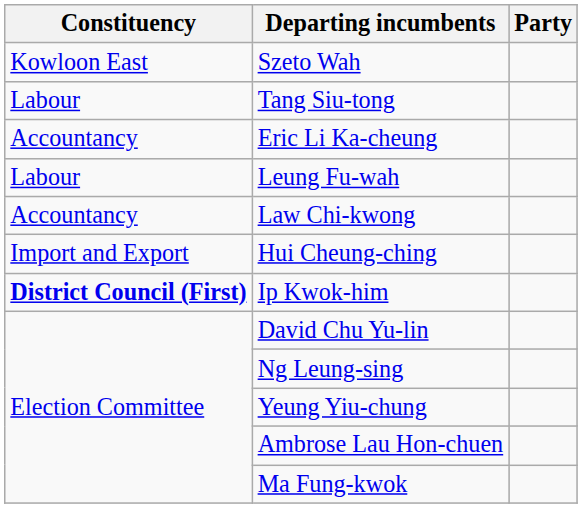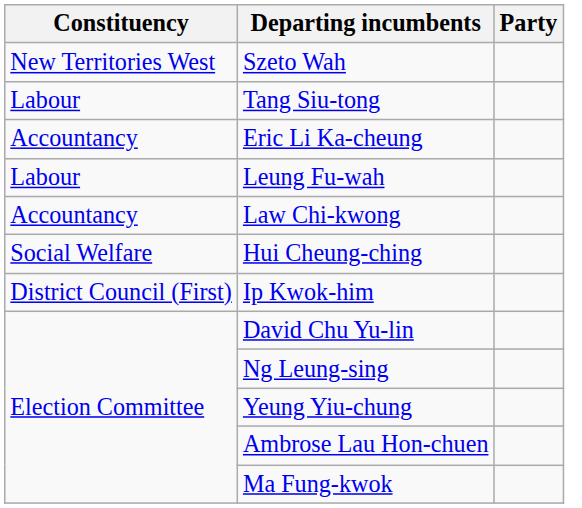(79, 61) Kowloon East -> (113, 61) New Territories West
(100, 253) Import and Export -> (81, 253) Social Welfare
(128, 291) bold -> (121, 291) normal
